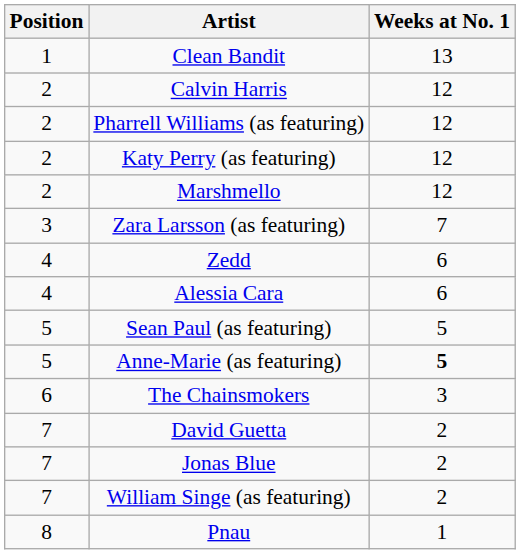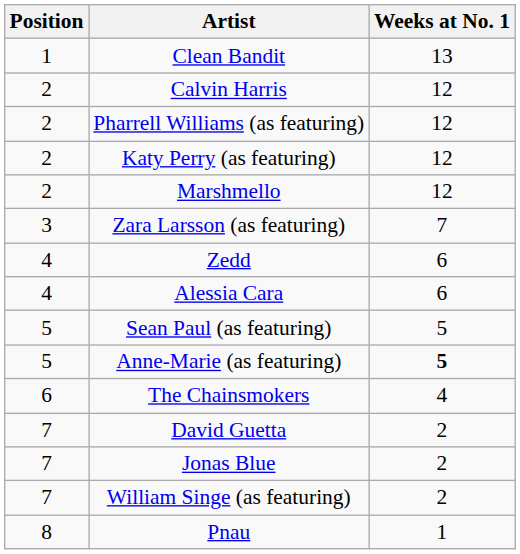(442, 395) 3 -> (442, 395) 4
